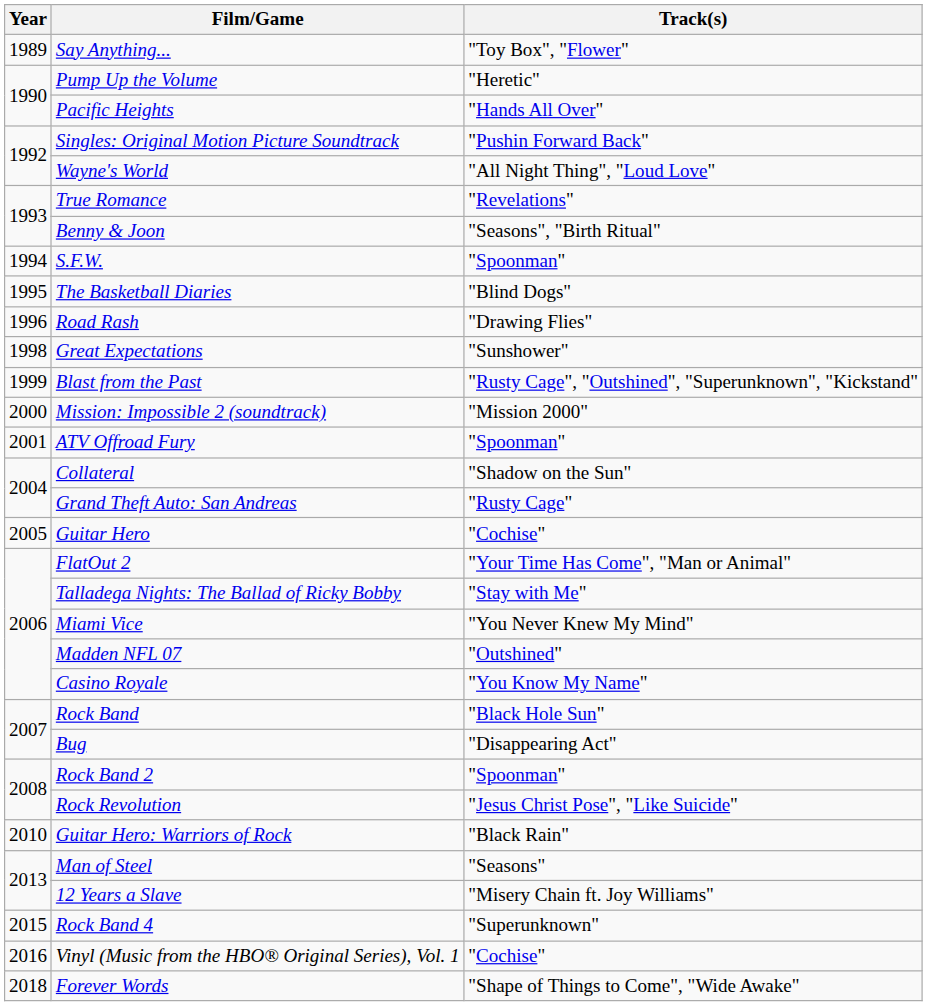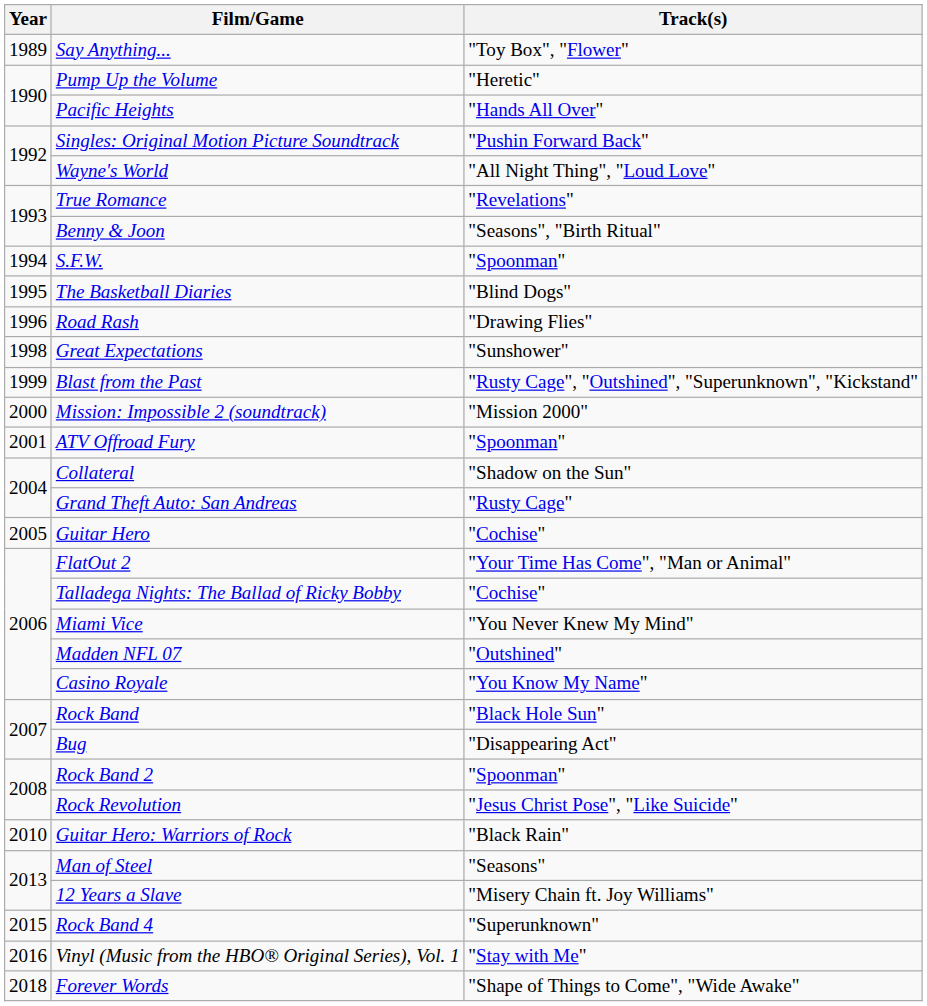(527, 593) "Stay with Me" -> (507, 593) "Cochise"
(507, 955) "Cochise" -> (527, 955) "Stay with Me"
